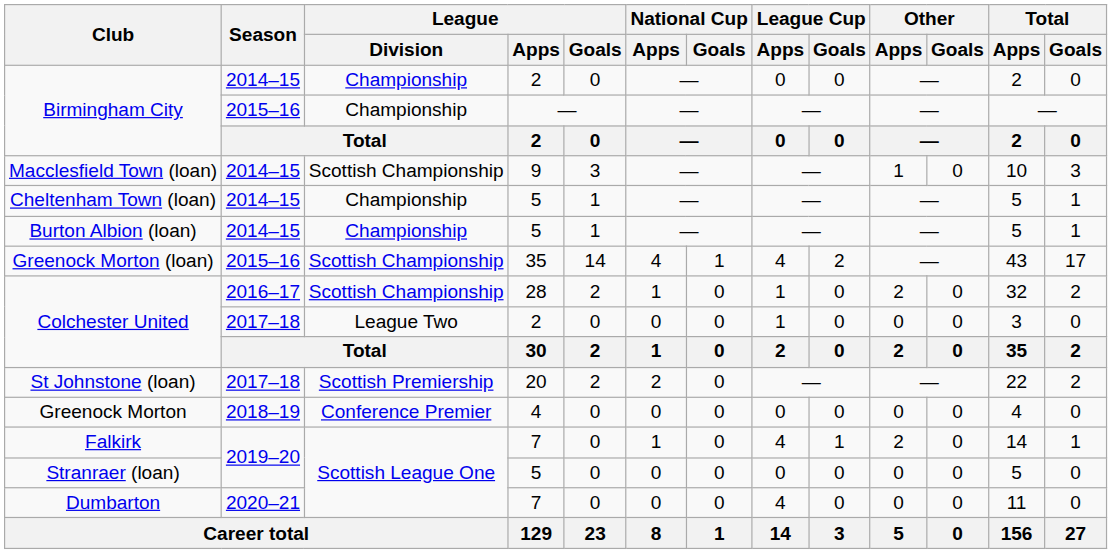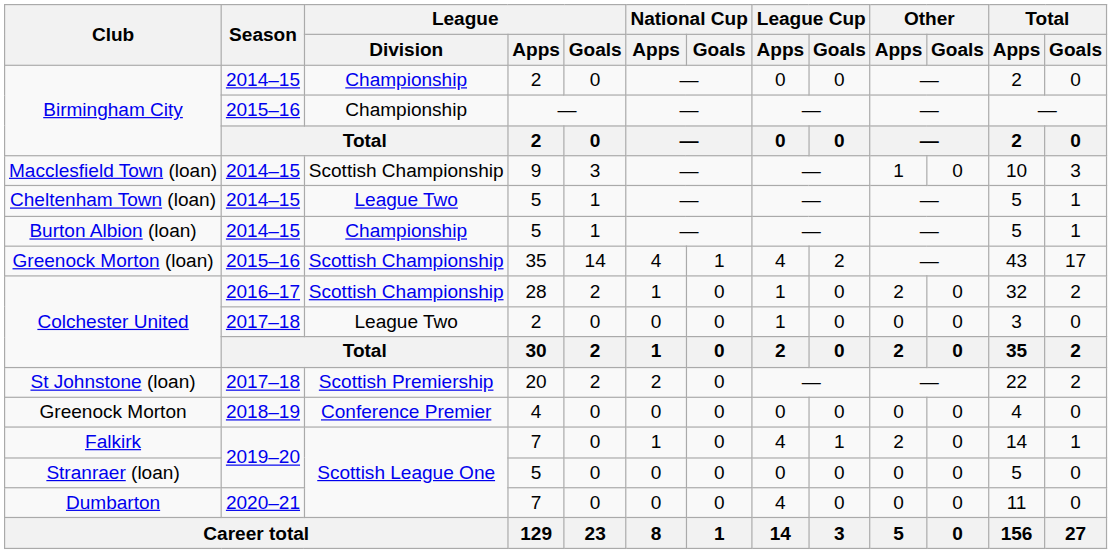(406, 200) Championship -> (406, 200) League Two
